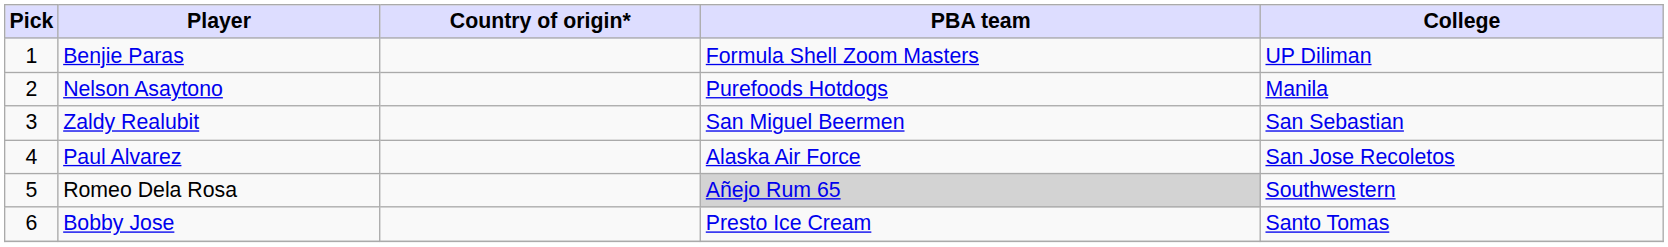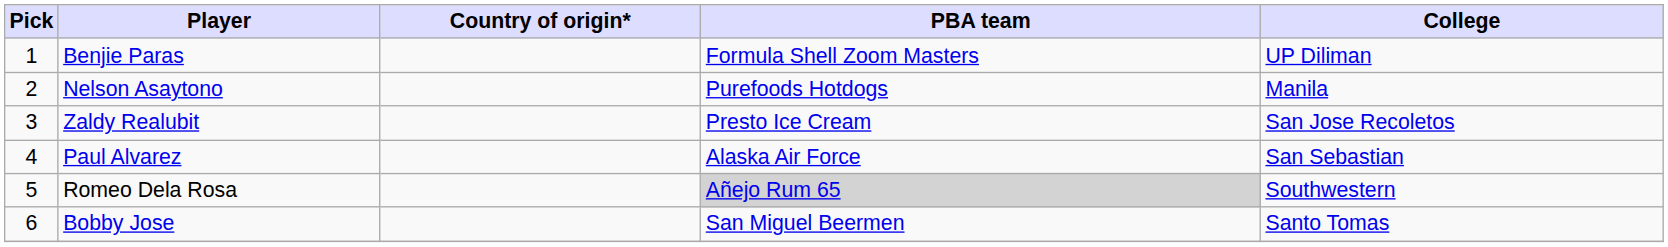(805, 122) San Miguel Beermen -> (789, 122) Presto Ice Cream
(1335, 122) San Sebastian -> (1360, 122) San Jose Recoletos
(1360, 156) San Jose Recoletos -> (1335, 156) San Sebastian
(789, 223) Presto Ice Cream -> (805, 223) San Miguel Beermen
